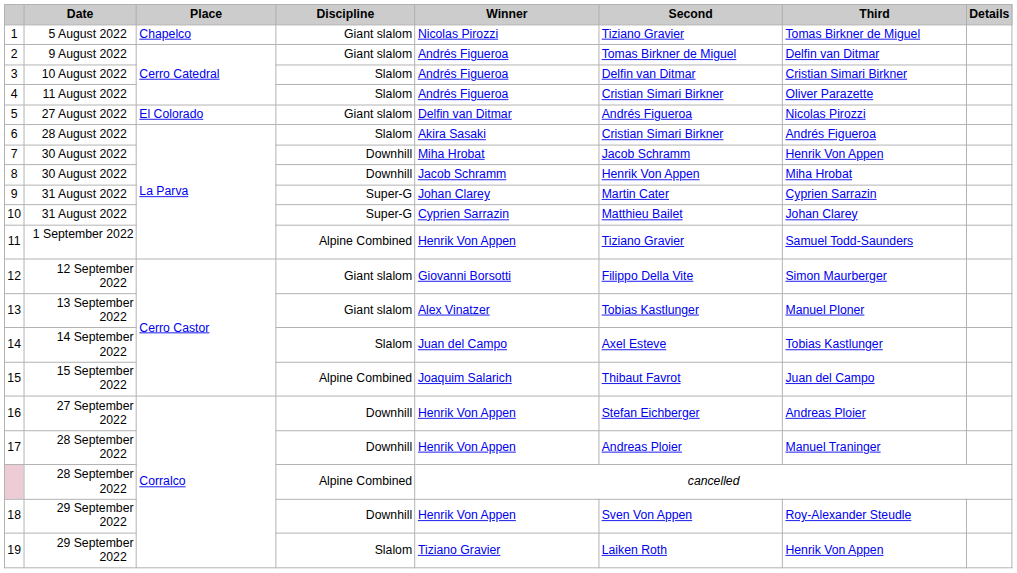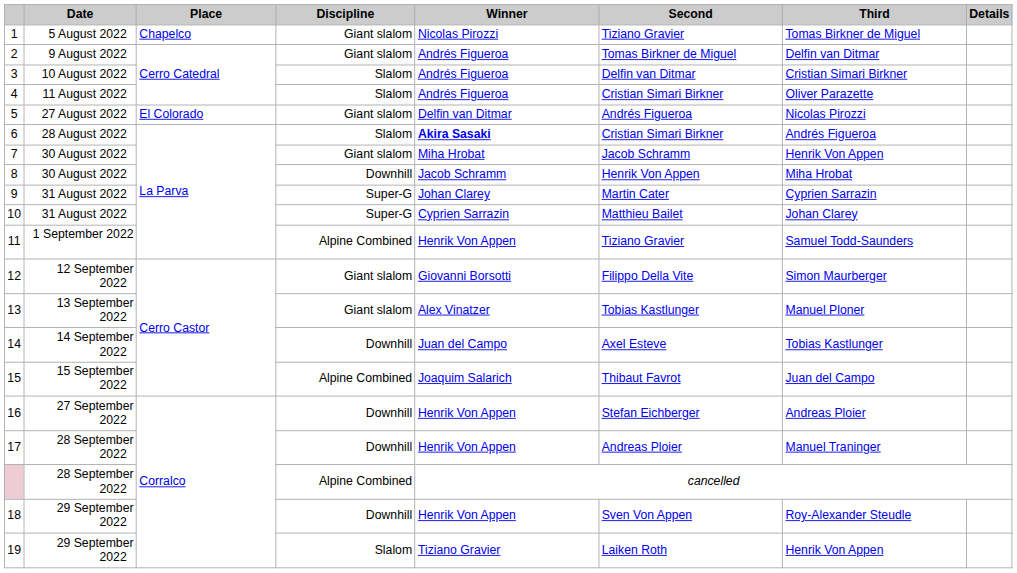(452, 134) normal -> (454, 134) bold
(389, 154) Downhill -> (378, 154) Giant slalom
(393, 344) Slalom -> (389, 344) Downhill
